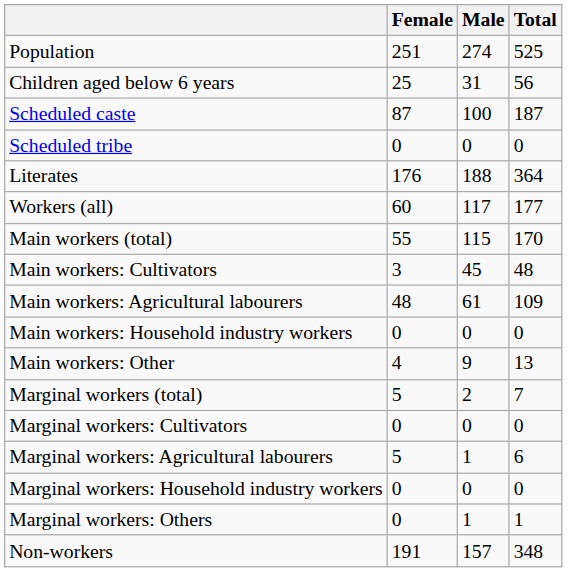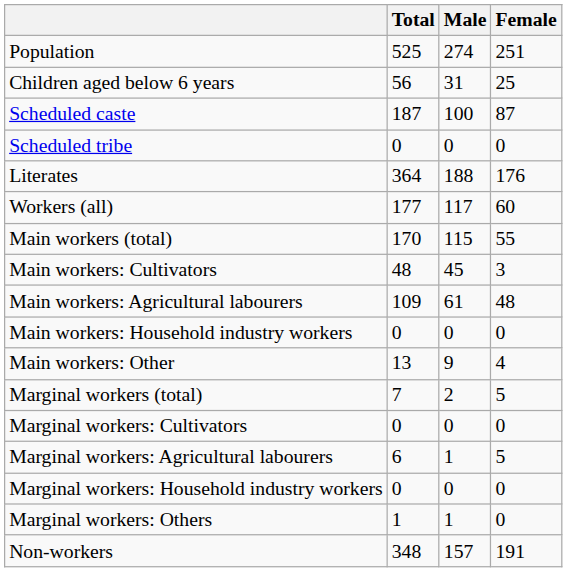columns swapped: (535, 20) <-> (422, 20)
